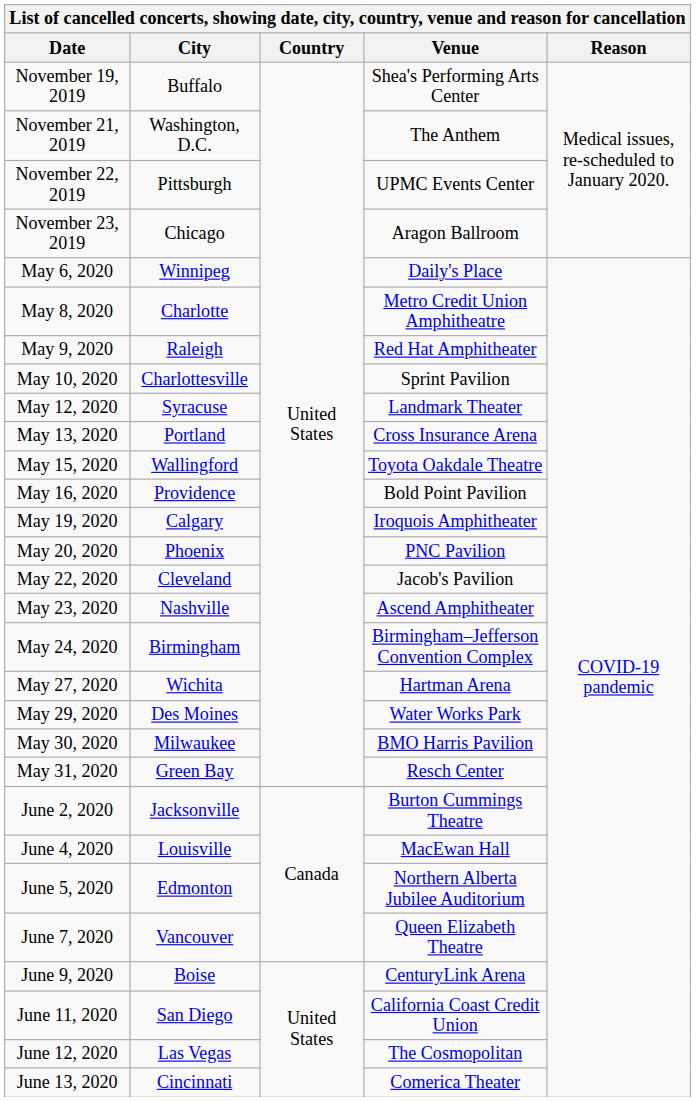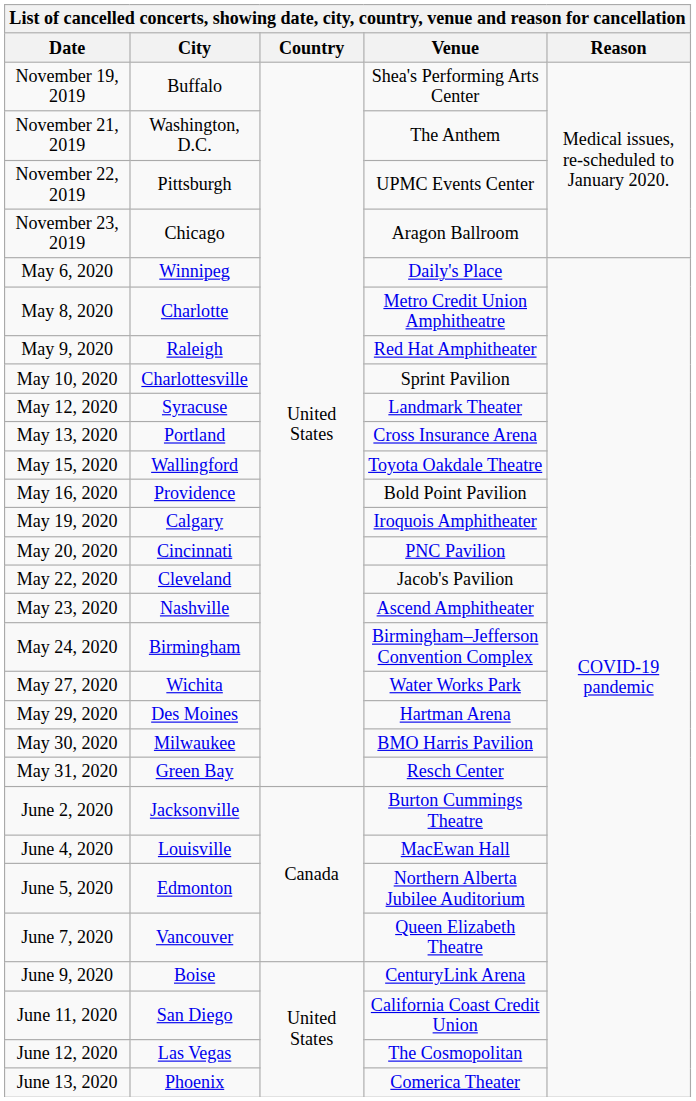(195, 550) Phoenix -> (195, 550) Cincinnati
(455, 685) Hartman Arena -> (455, 685) Water Works Park
(455, 714) Water Works Park -> (455, 714) Hartman Arena
(195, 1082) Cincinnati -> (195, 1082) Phoenix
